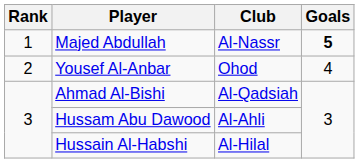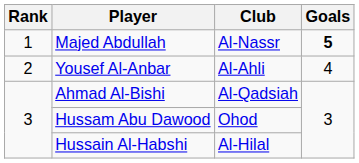(238, 68) Ohod -> (241, 68) Al-Ahli
(241, 119) Al-Ahli -> (238, 119) Ohod
